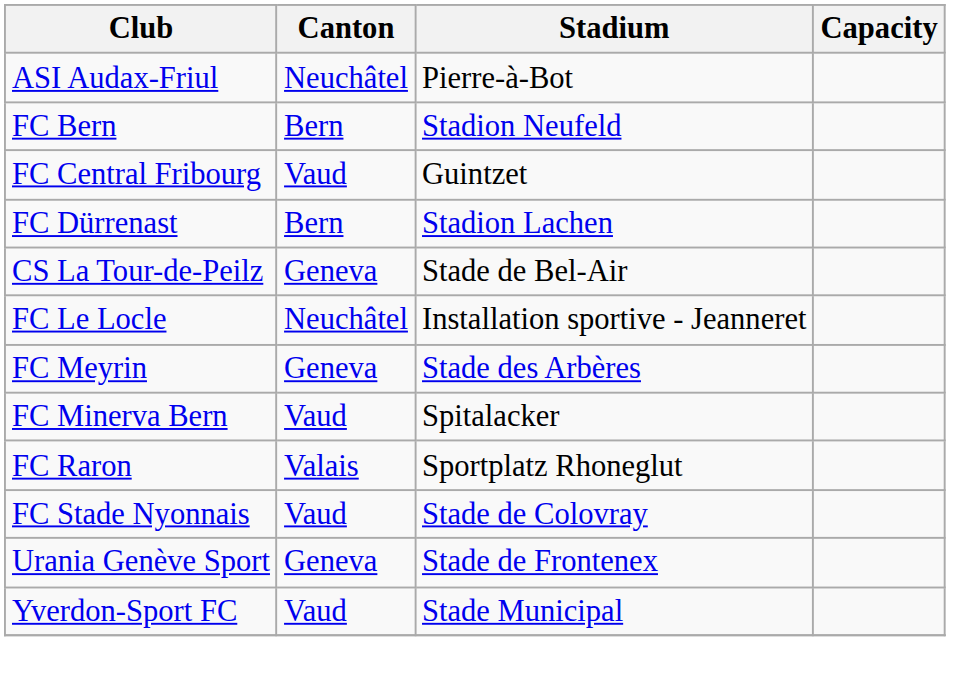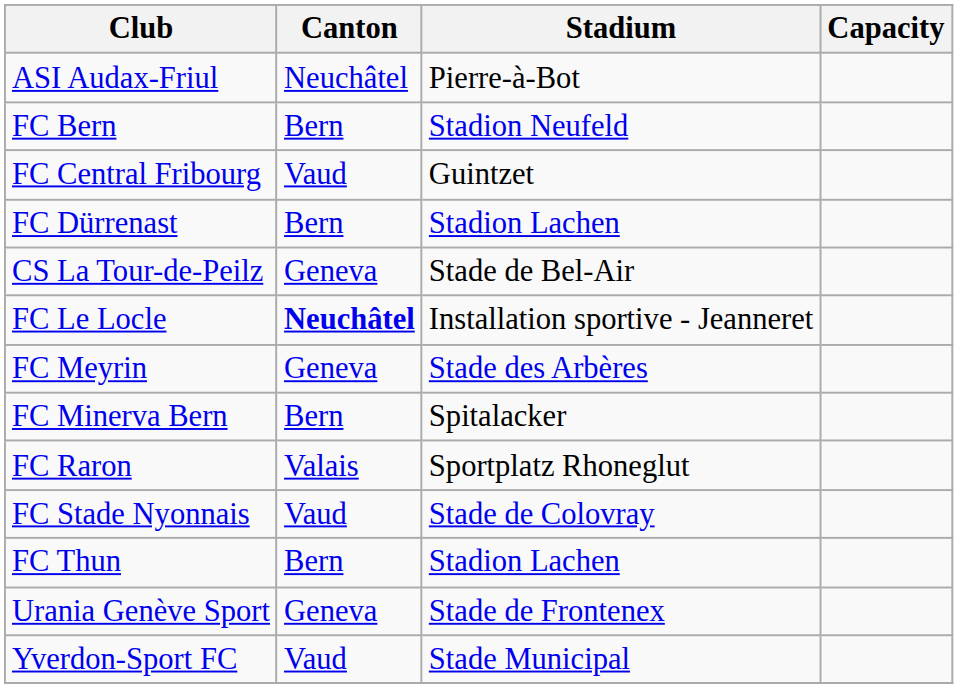(346, 319) normal -> (349, 319) bold
(315, 416) Vaud -> (314, 416) Bern
+ row: (66, 561)
